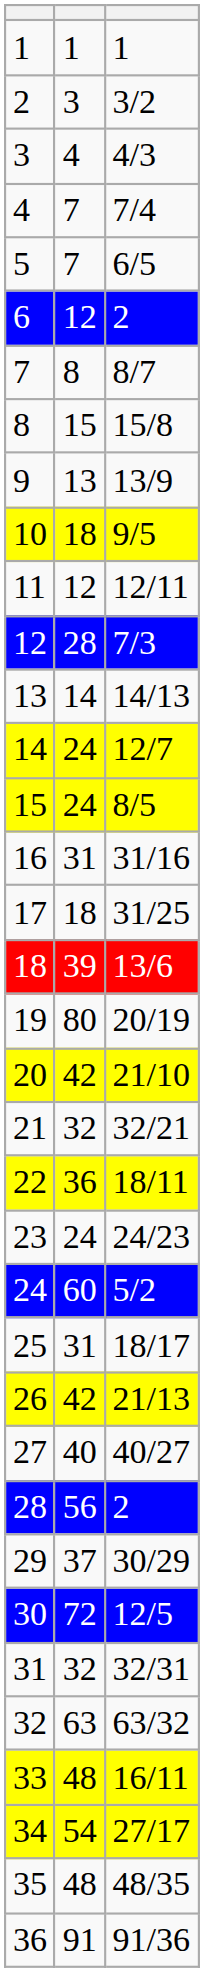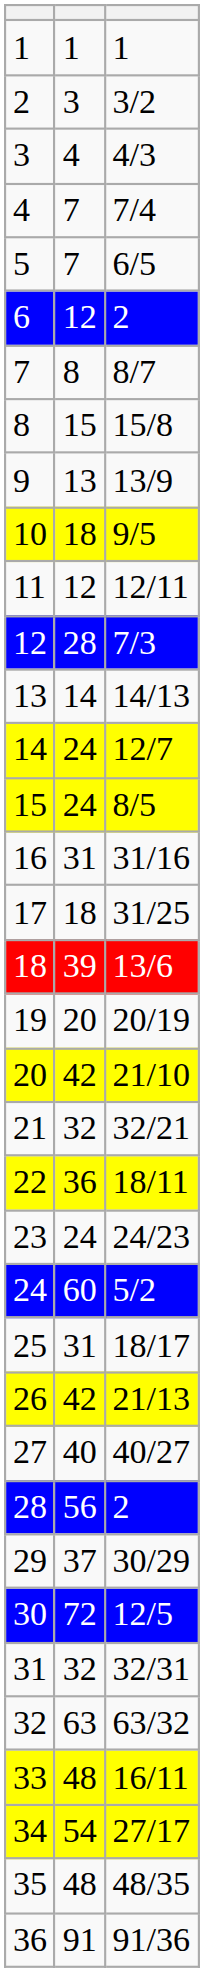(80, 1020) 80 -> (80, 1020) 20
